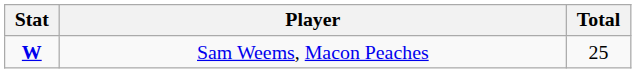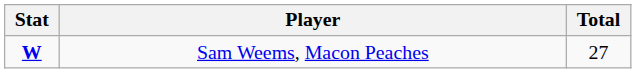(599, 51) 25 -> (599, 51) 27
